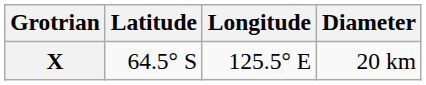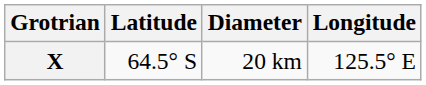columns swapped: (259, 23) <-> (369, 23)
